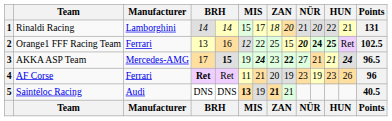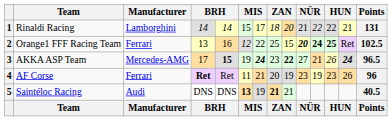(317, 27) 20 -> (317, 27) 22
(331, 59) 21 -> (331, 59) 26
